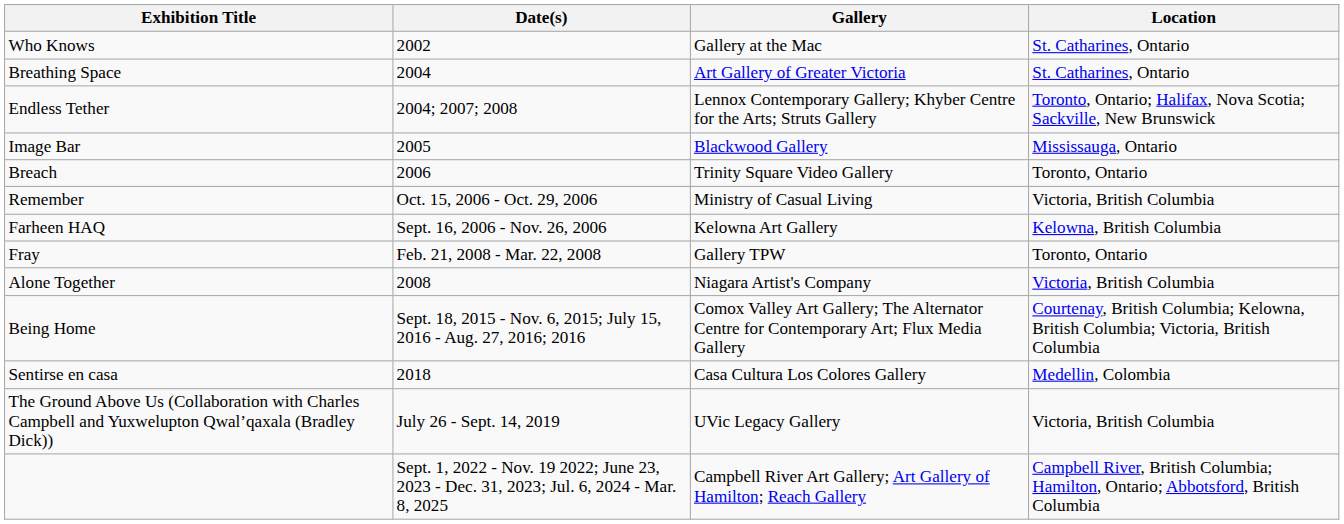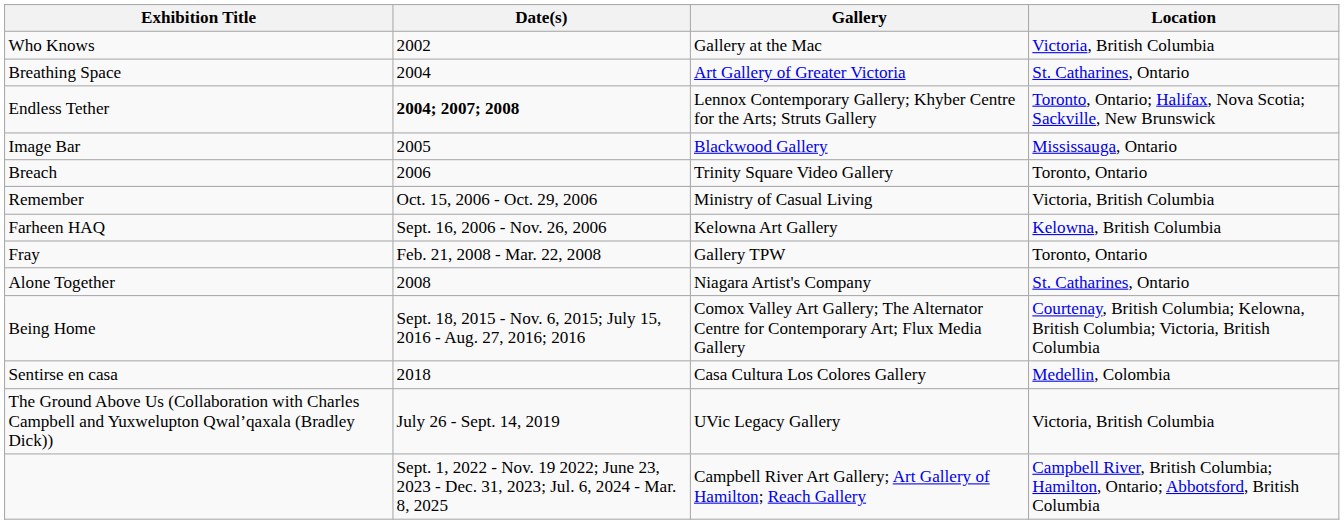(1111, 45) St. Catharines, Ontario -> (1123, 45) Victoria, British Columbia
(457, 109) normal -> (458, 109) bold
(1123, 281) Victoria, British Columbia -> (1111, 281) St. Catharines, Ontario
